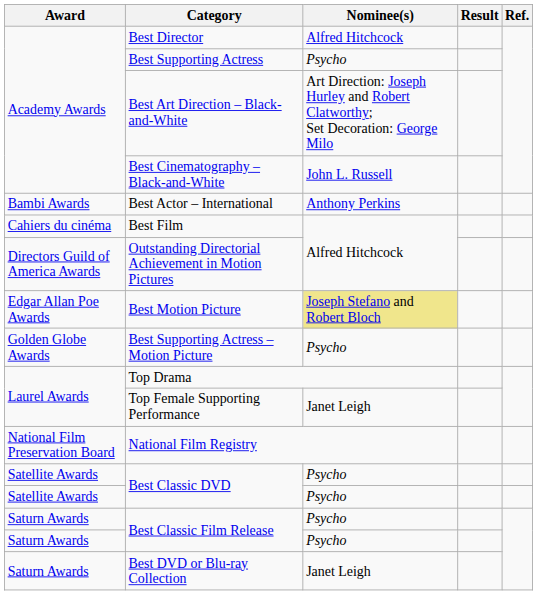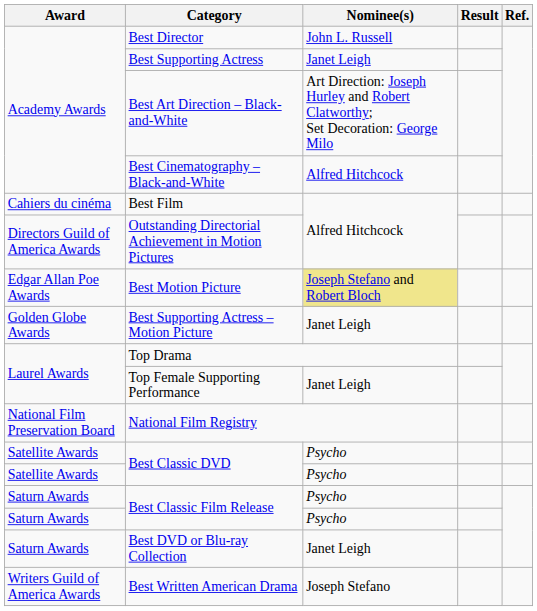(355, 37) Alfred Hitchcock -> (349, 37) John L. Russell
(326, 59) Psycho -> (338, 59) Janet Leigh
(349, 174) John L. Russell -> (355, 174) Alfred Hitchcock
- row: (49, 204)
(326, 347) Psycho -> (338, 325) Janet Leigh
+ row: (54, 586)
